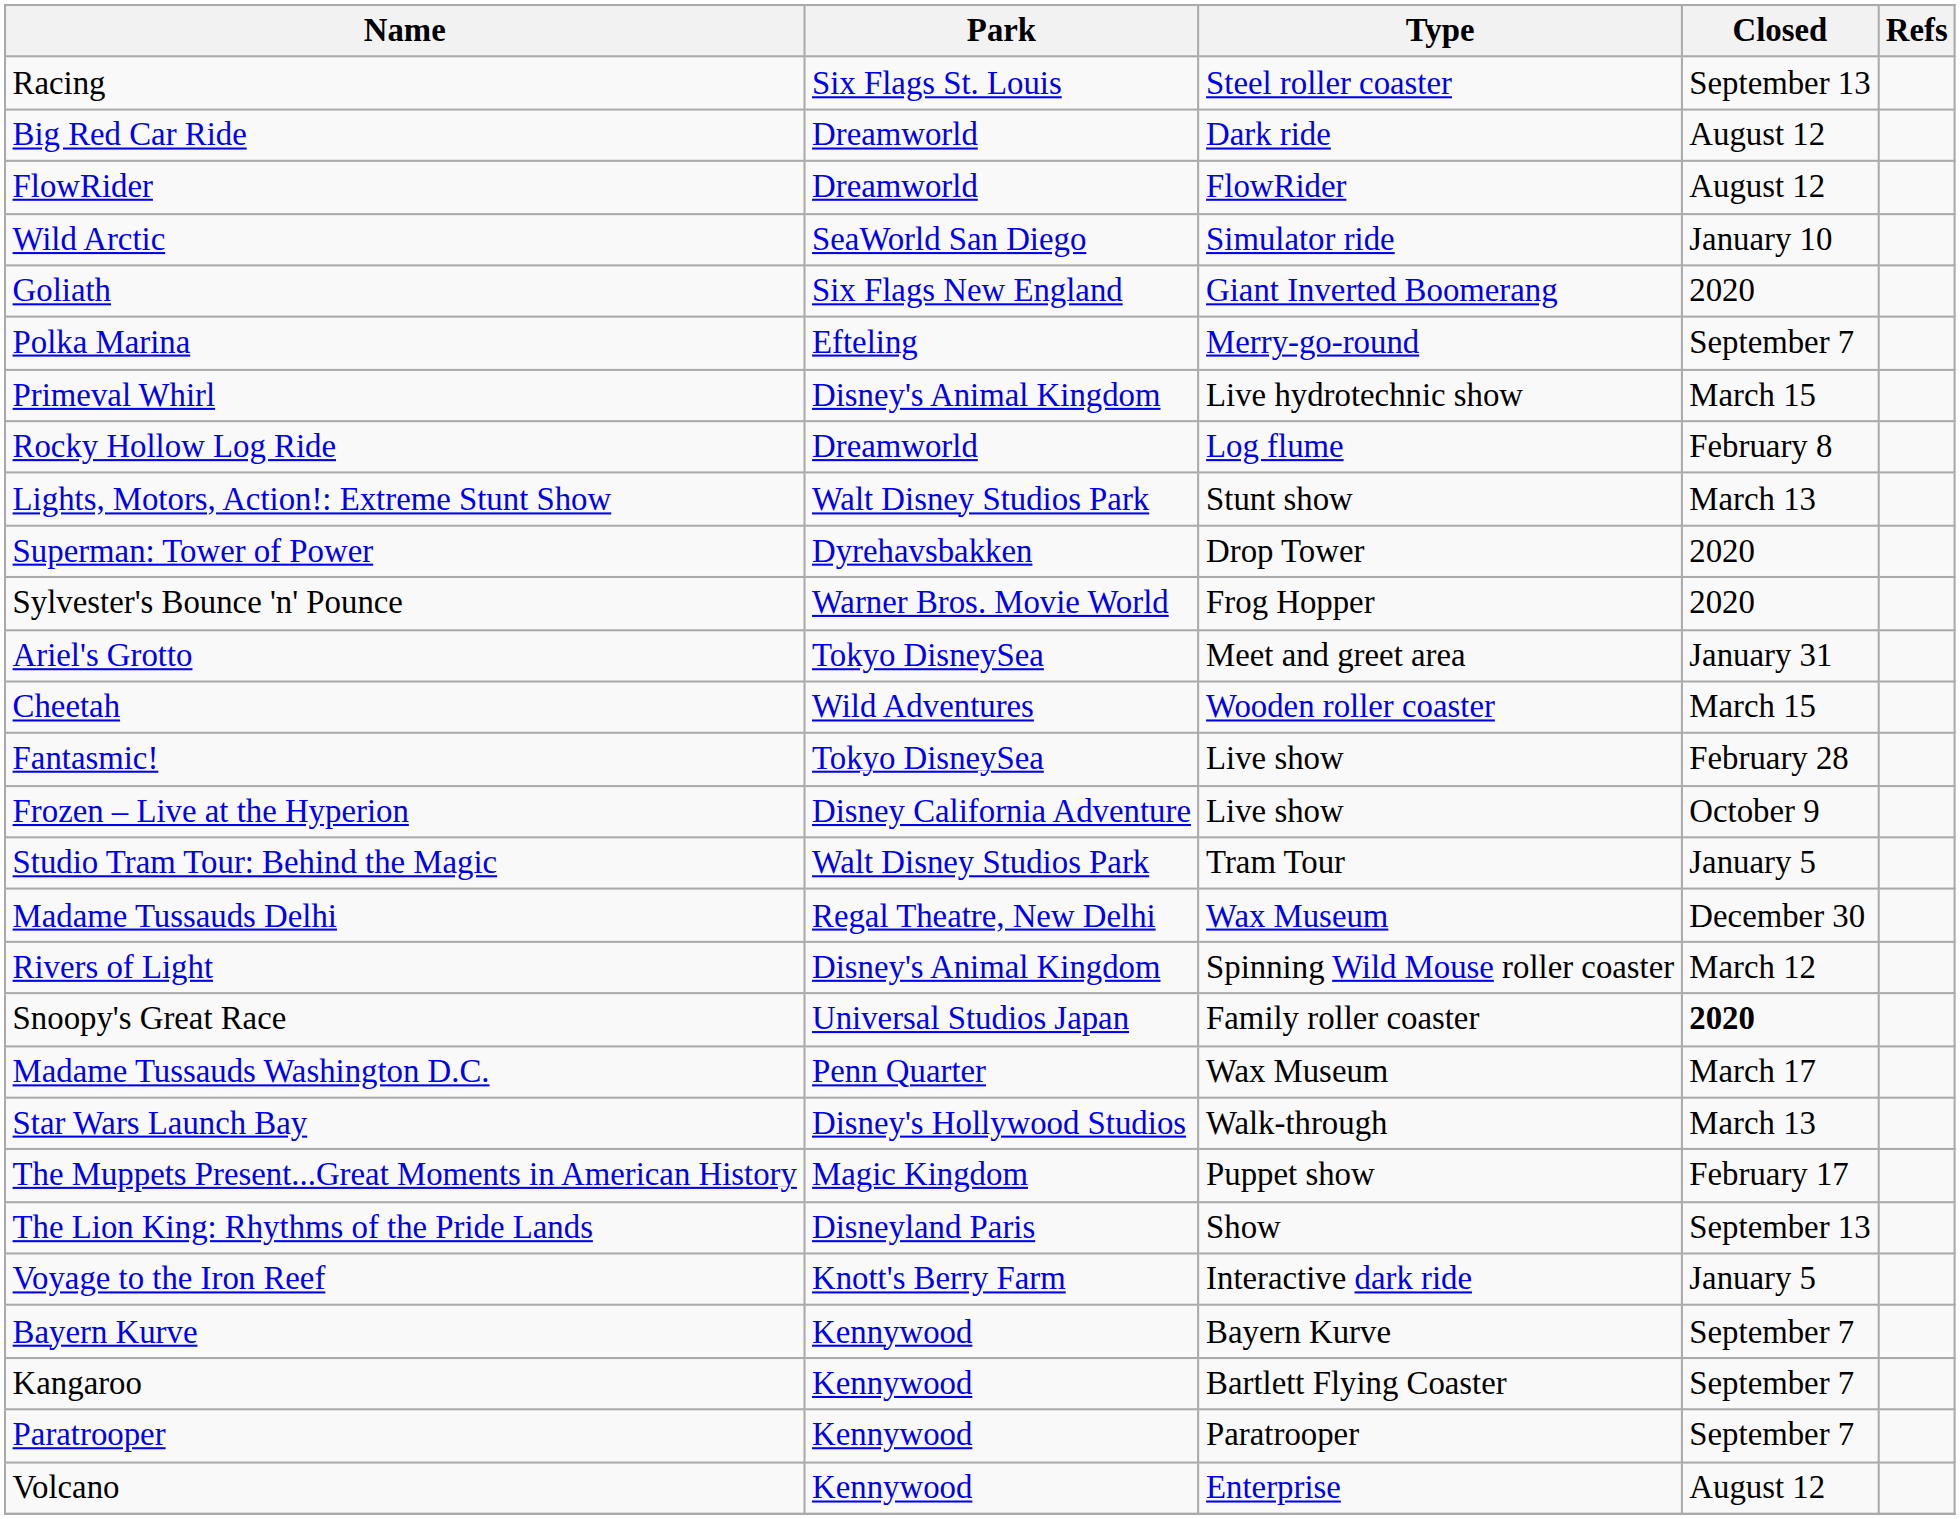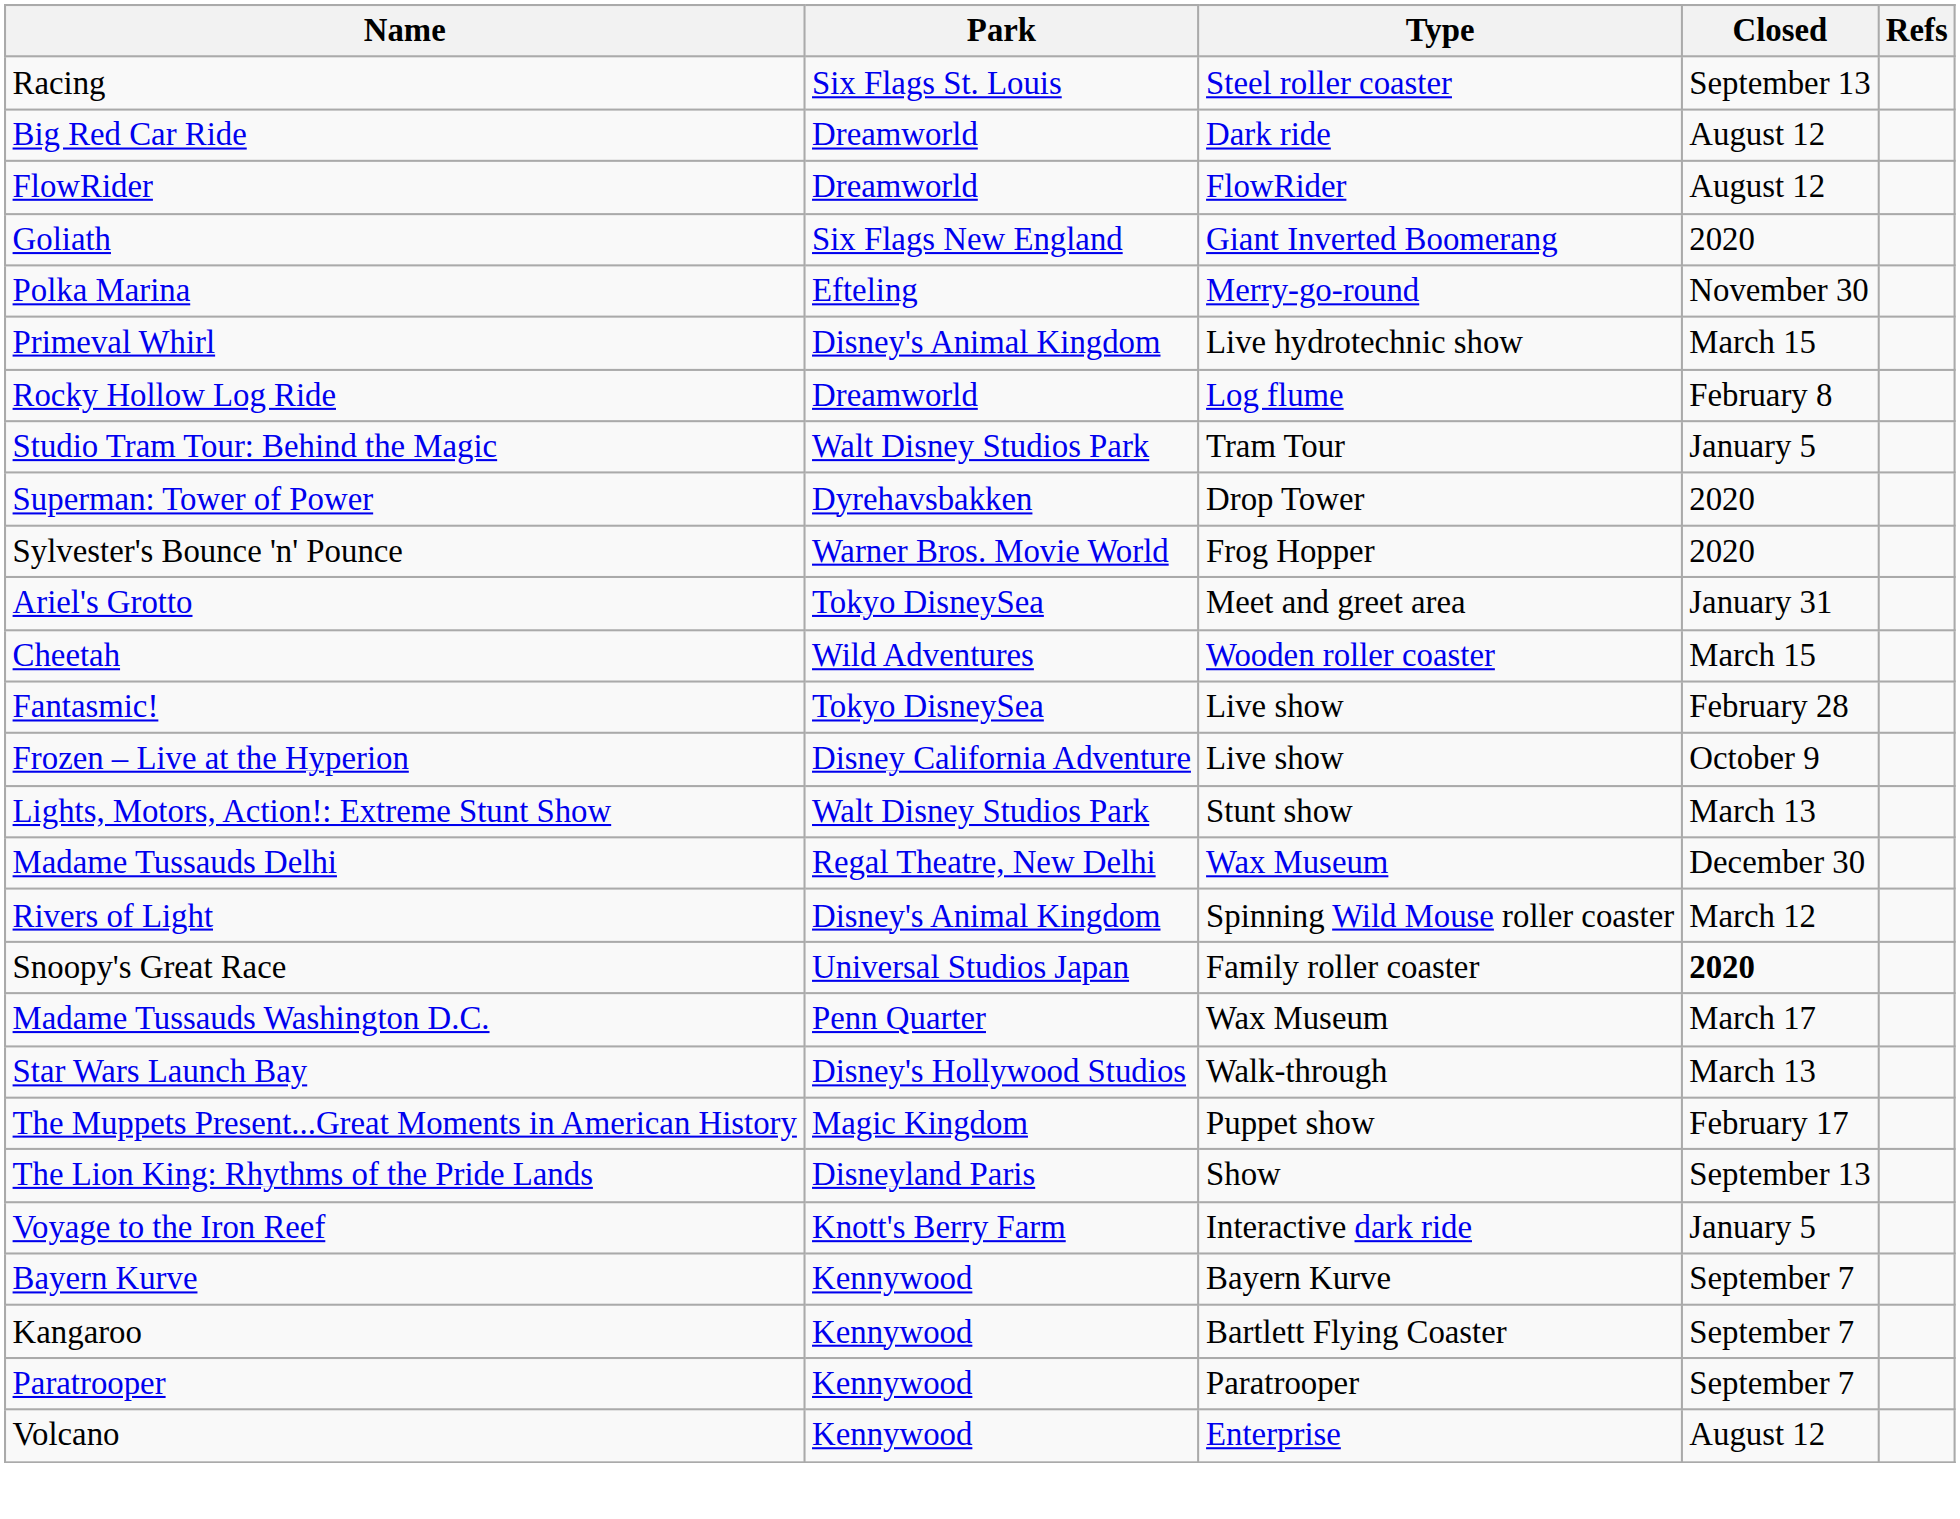- row: (89, 238)
(1772, 342) September 7 -> (1779, 290) November 30
rows swapped: (255, 862) <-> (312, 498)
